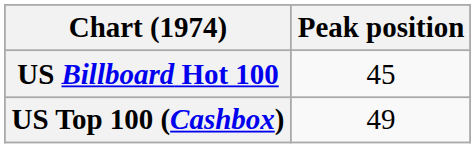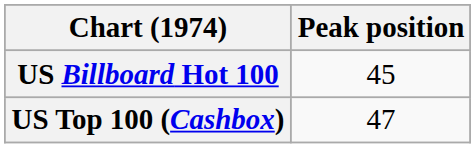(381, 119) 49 -> (381, 119) 47
